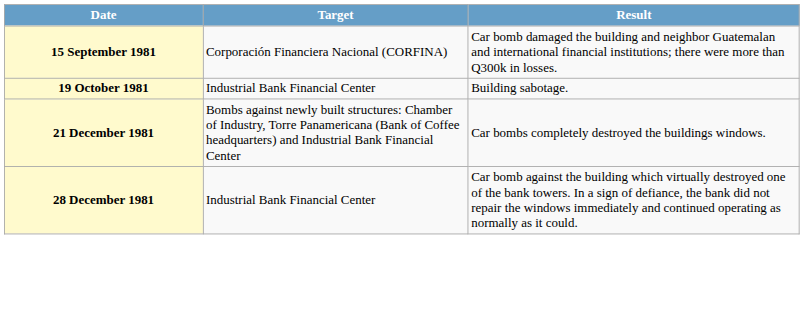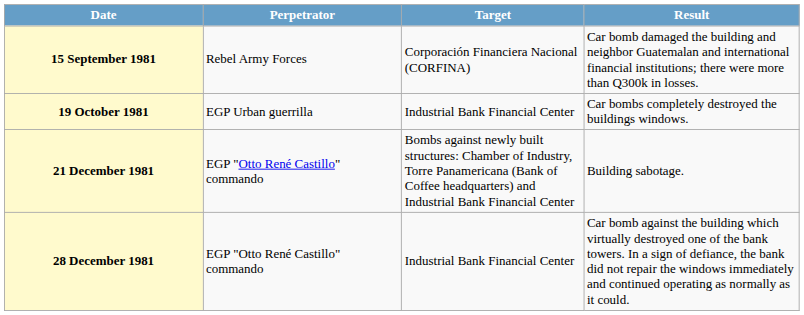+ column: (302, 15)
(520, 88) Building sabotage. -> (682, 111) Car bombs completely destroyed the buildings windows.
(619, 133) Car bombs completely destroyed the buildings windows. -> (636, 171) Building sabotage.
